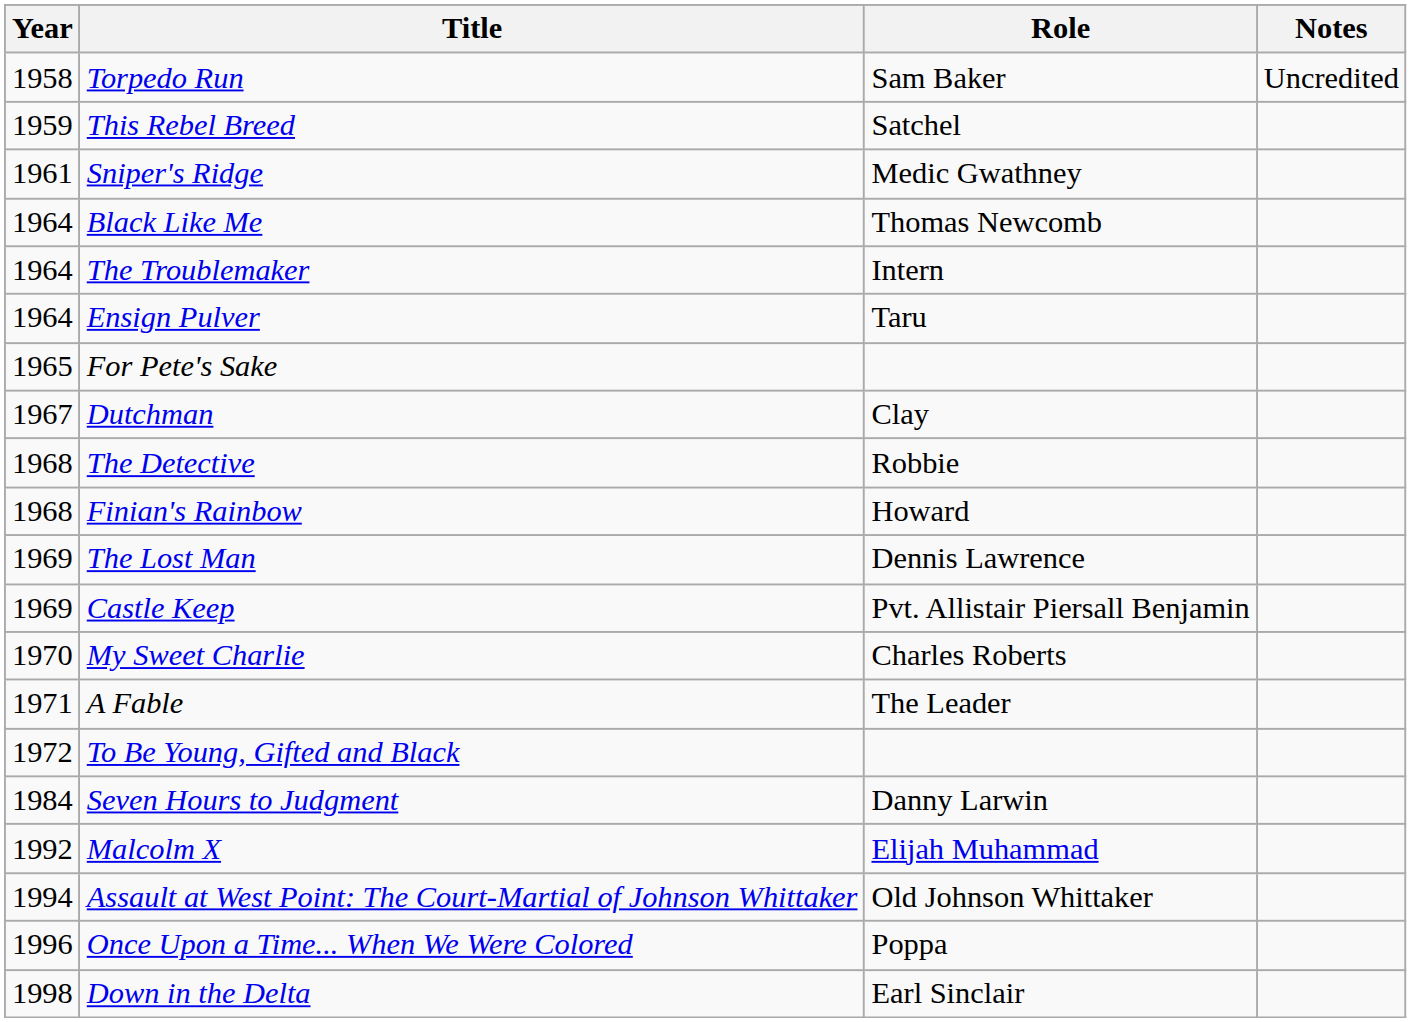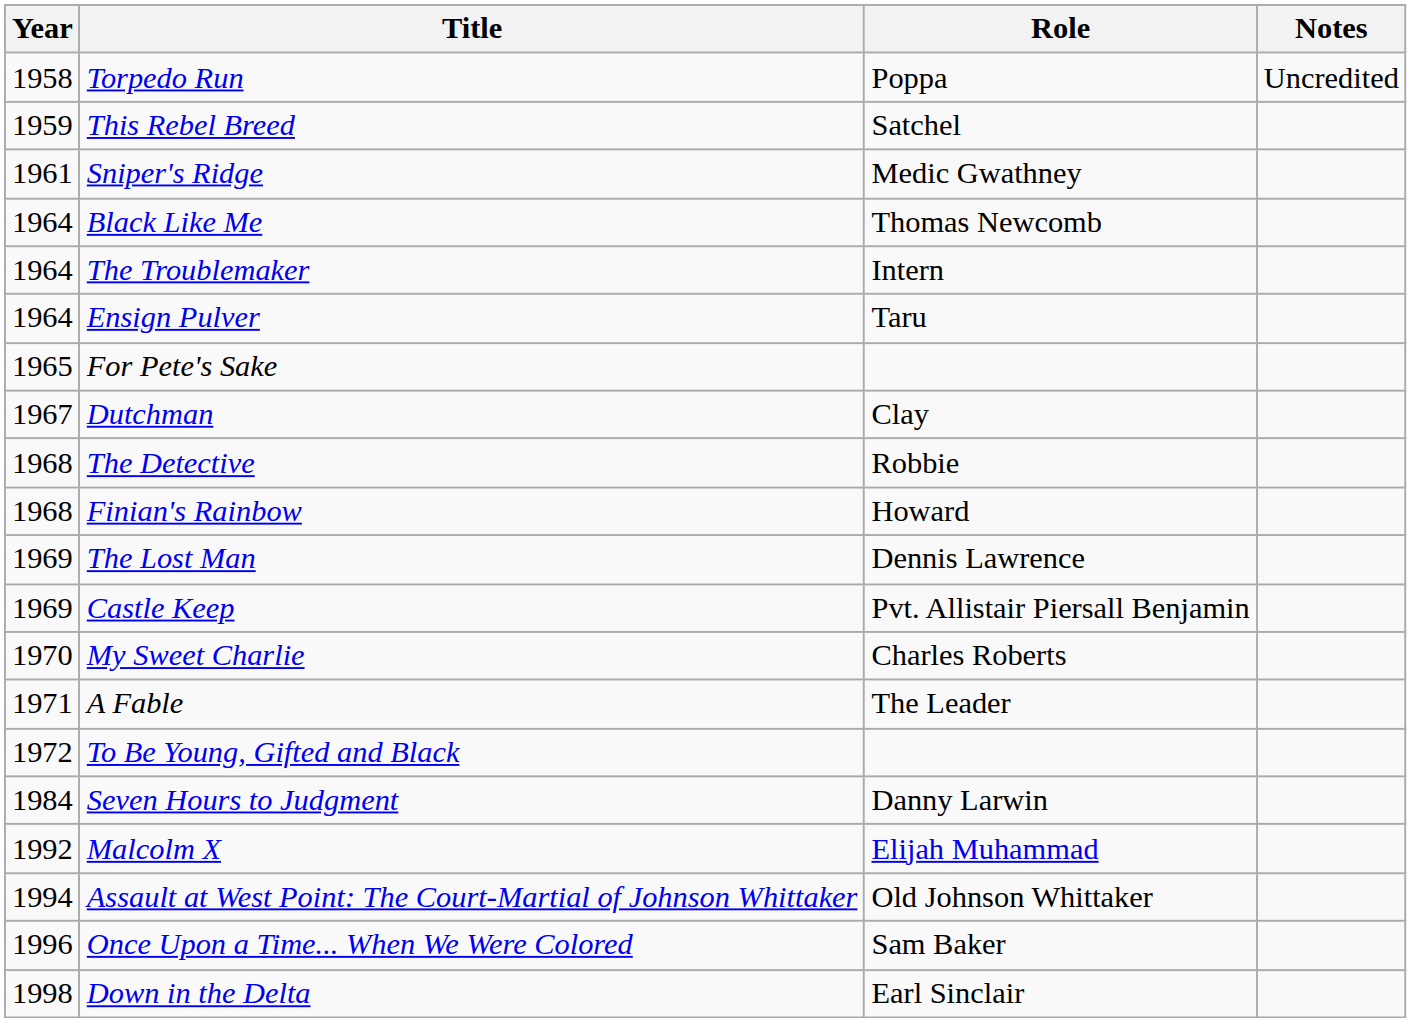(939, 76) Sam Baker -> (909, 76) Poppa
(909, 944) Poppa -> (939, 944) Sam Baker
